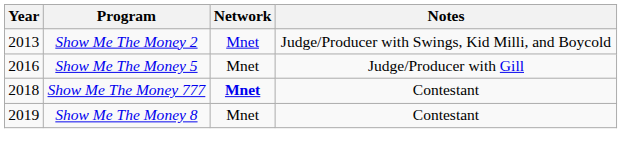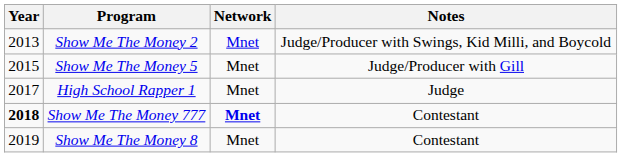(24, 66) 2016 -> (24, 66) 2015
+ row: (126, 90)
(24, 90) normal -> (24, 115) bold
